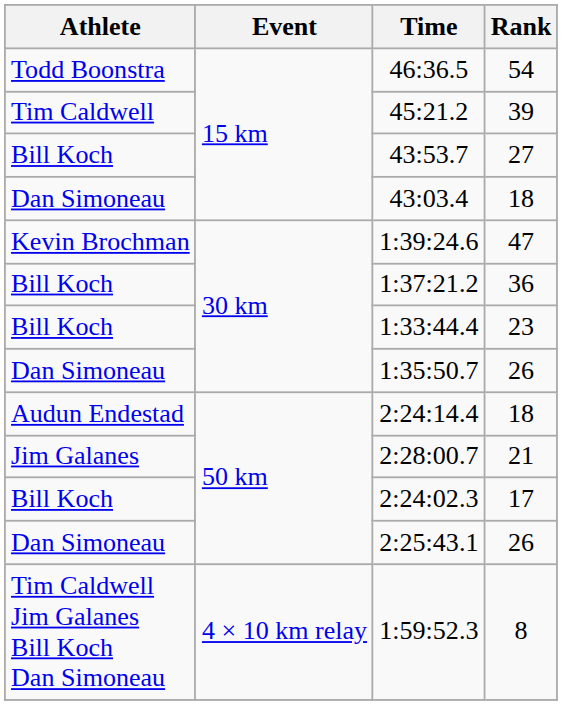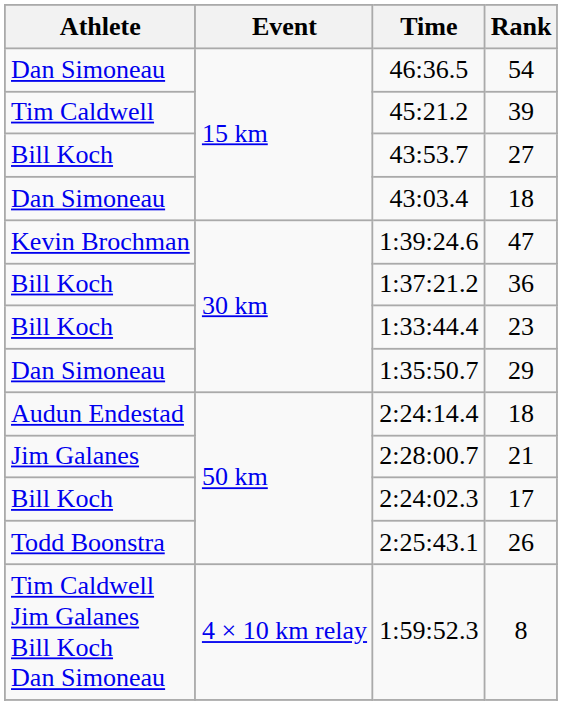(88, 69) Todd Boonstra -> (88, 69) Dan Simoneau
(521, 370) 26 -> (521, 370) 29
(88, 542) Dan Simoneau -> (88, 542) Todd Boonstra
